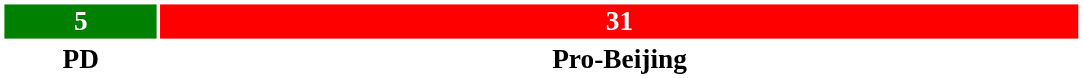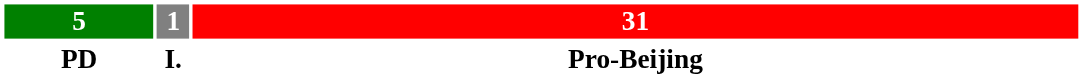+ column: (173, 21)
